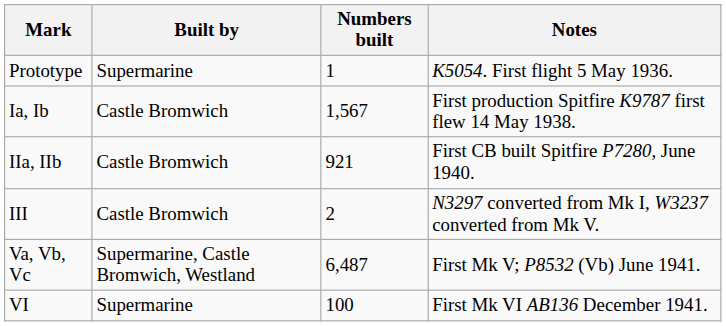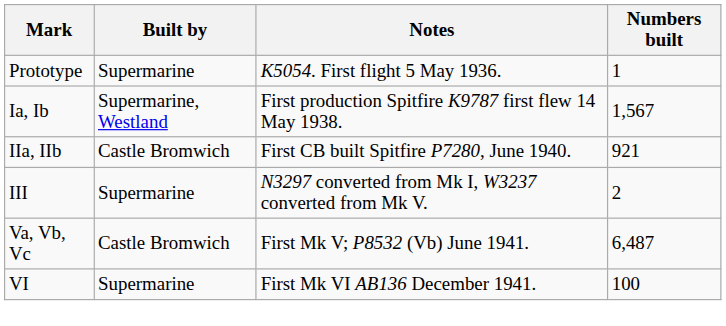columns swapped: (374, 30) <-> (574, 30)
(162, 111) Castle Bromwich -> (149, 111) Supermarine, Westland
(162, 213) Castle Bromwich -> (146, 192) Supermarine
(176, 264) Supermarine, Castle Bromwich, Westland -> (164, 243) Castle Bromwich
